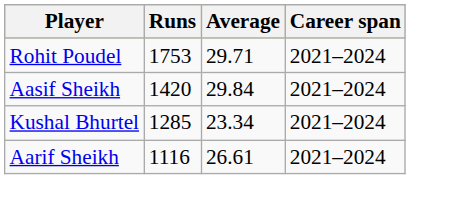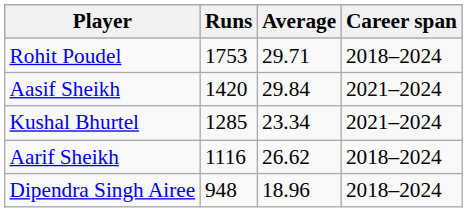(338, 55) 2021–2024 -> (394, 55) 2018–2024
(230, 156) 26.61 -> (286, 156) 26.62
(338, 156) 2021–2024 -> (394, 156) 2018–2024
+ row: (102, 190)
